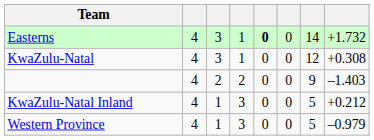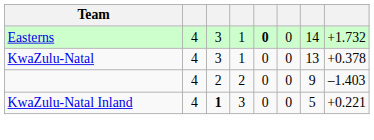(312, 59) 12 -> (312, 59) 13
(347, 59) +0.308 -> (347, 59) +0.378
(218, 102) normal -> (218, 102) bold
(347, 102) +0.212 -> (347, 102) +0.221
- row: (56, 124)
